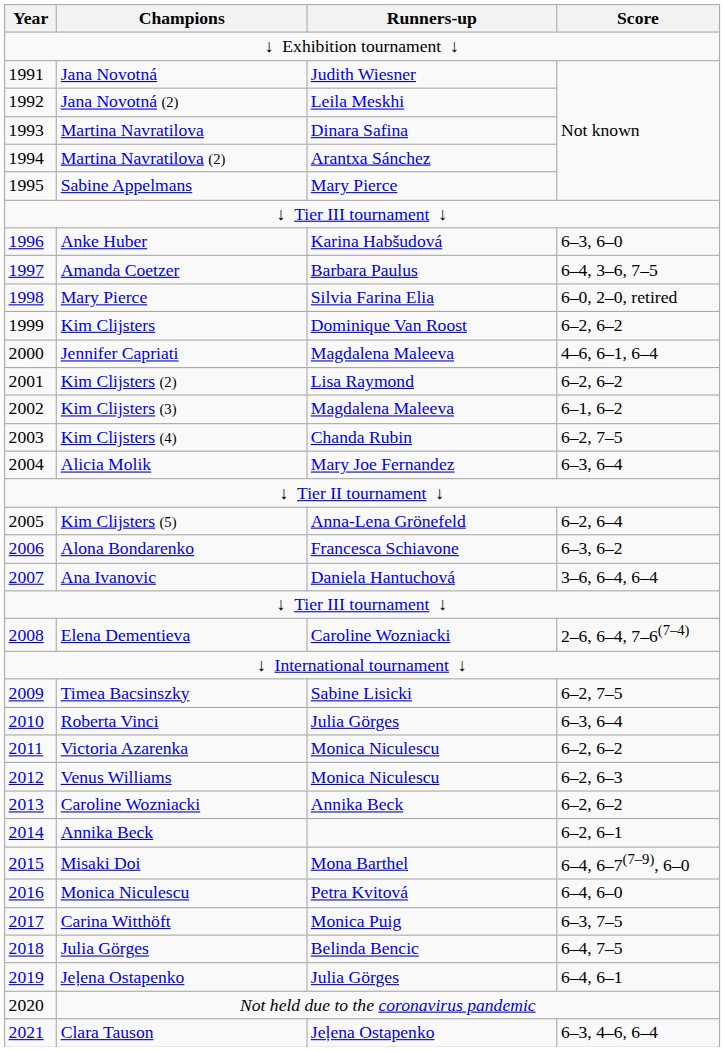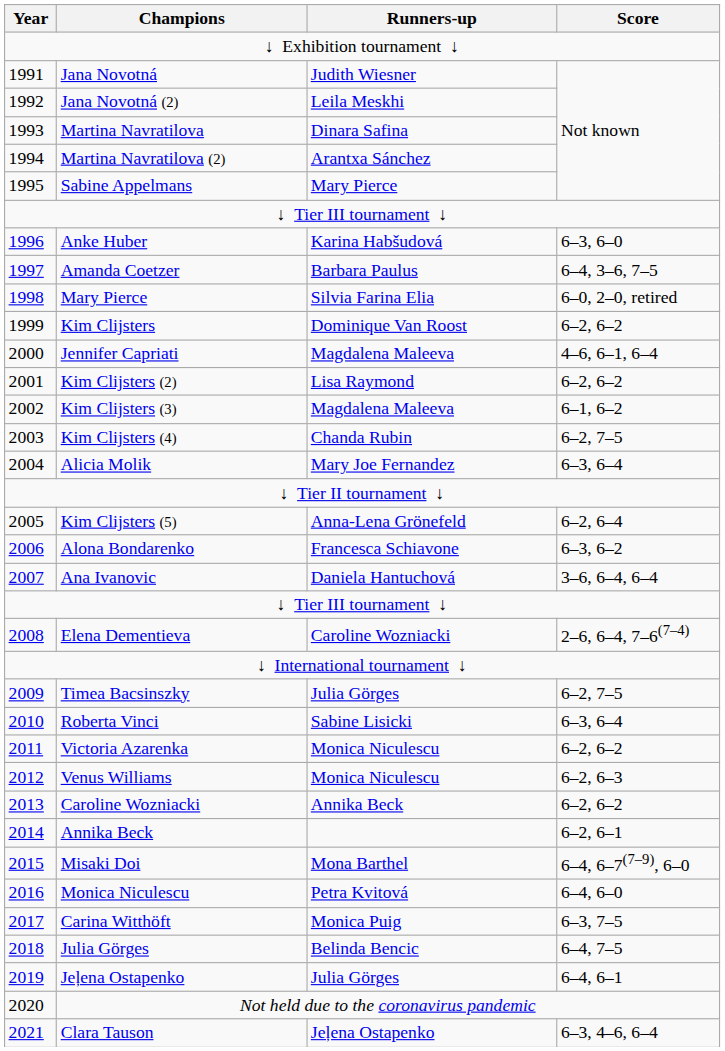(361, 693) Sabine Lisicki -> (355, 693) Julia Görges
(355, 721) Julia Görges -> (361, 721) Sabine Lisicki
